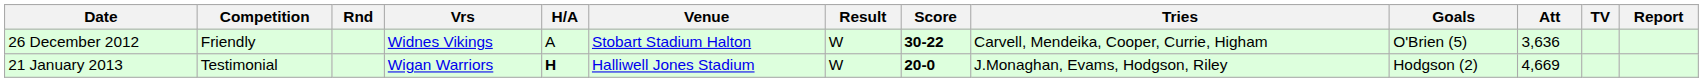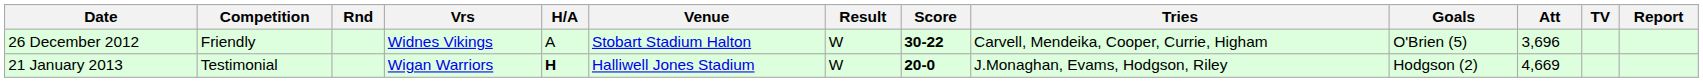(1541, 41) 3,636 -> (1541, 41) 3,696
